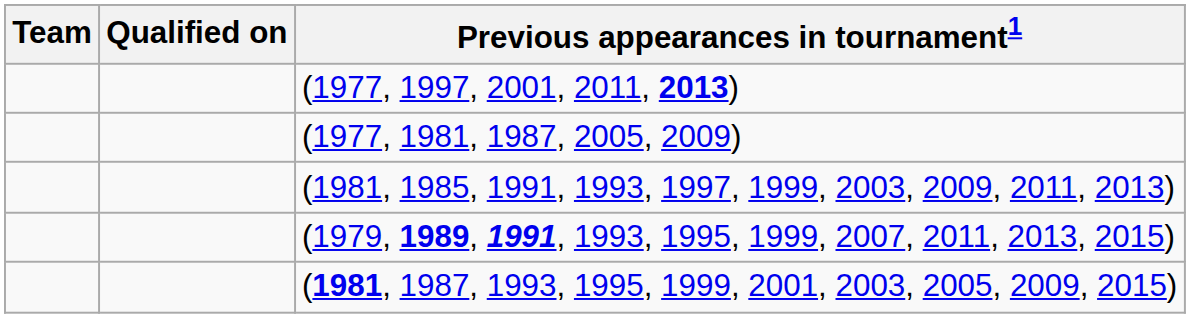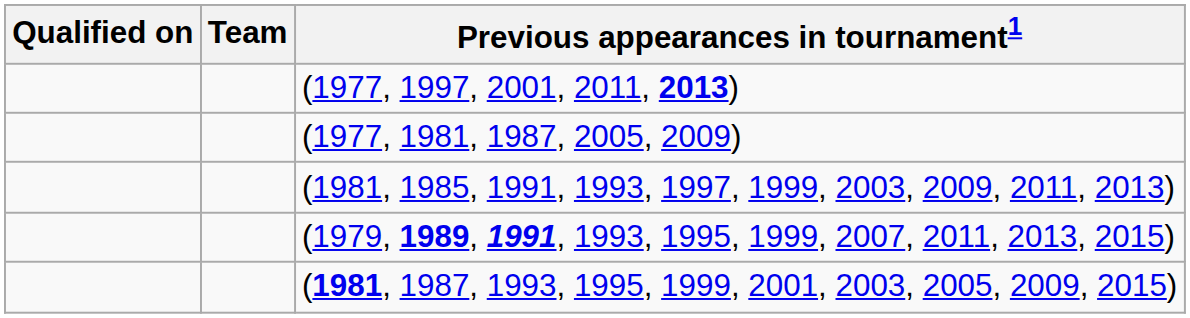columns swapped: (52, 33) <-> (197, 33)
